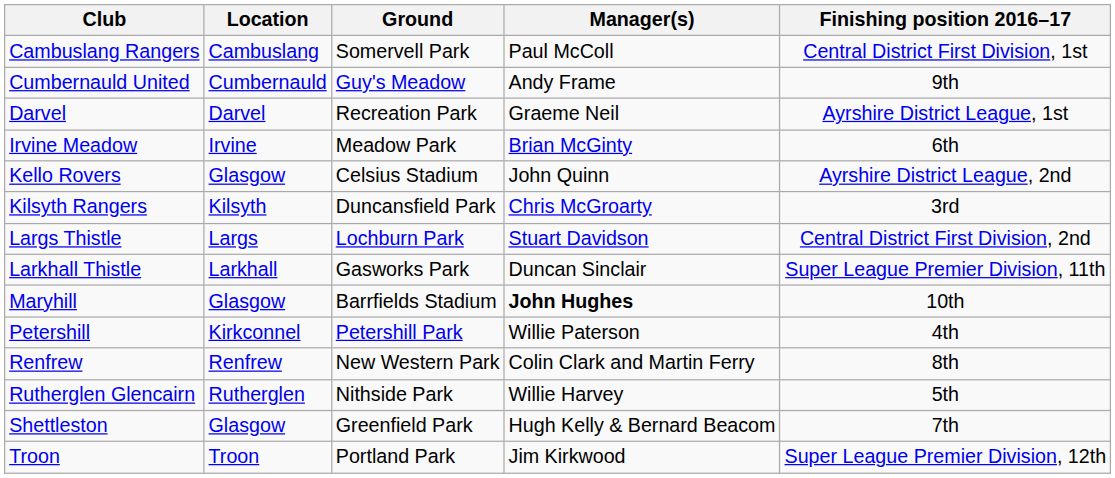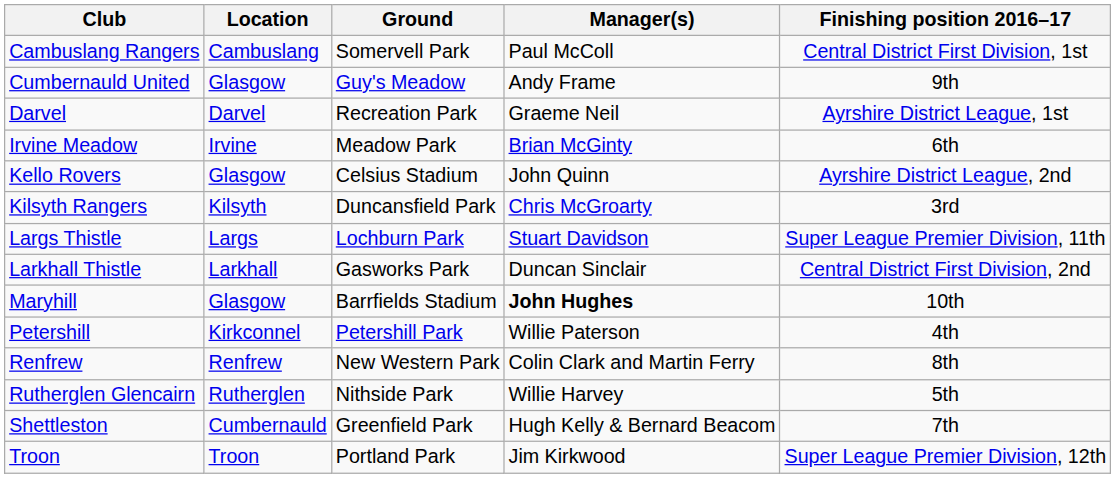(268, 82) Cumbernauld -> (247, 82) Glasgow
(945, 238) Central District First Division, 2nd -> (945, 238) Super League Premier Division, 11th
(945, 269) Super League Premier Division, 11th -> (945, 269) Central District First Division, 2nd
(247, 425) Glasgow -> (268, 425) Cumbernauld
